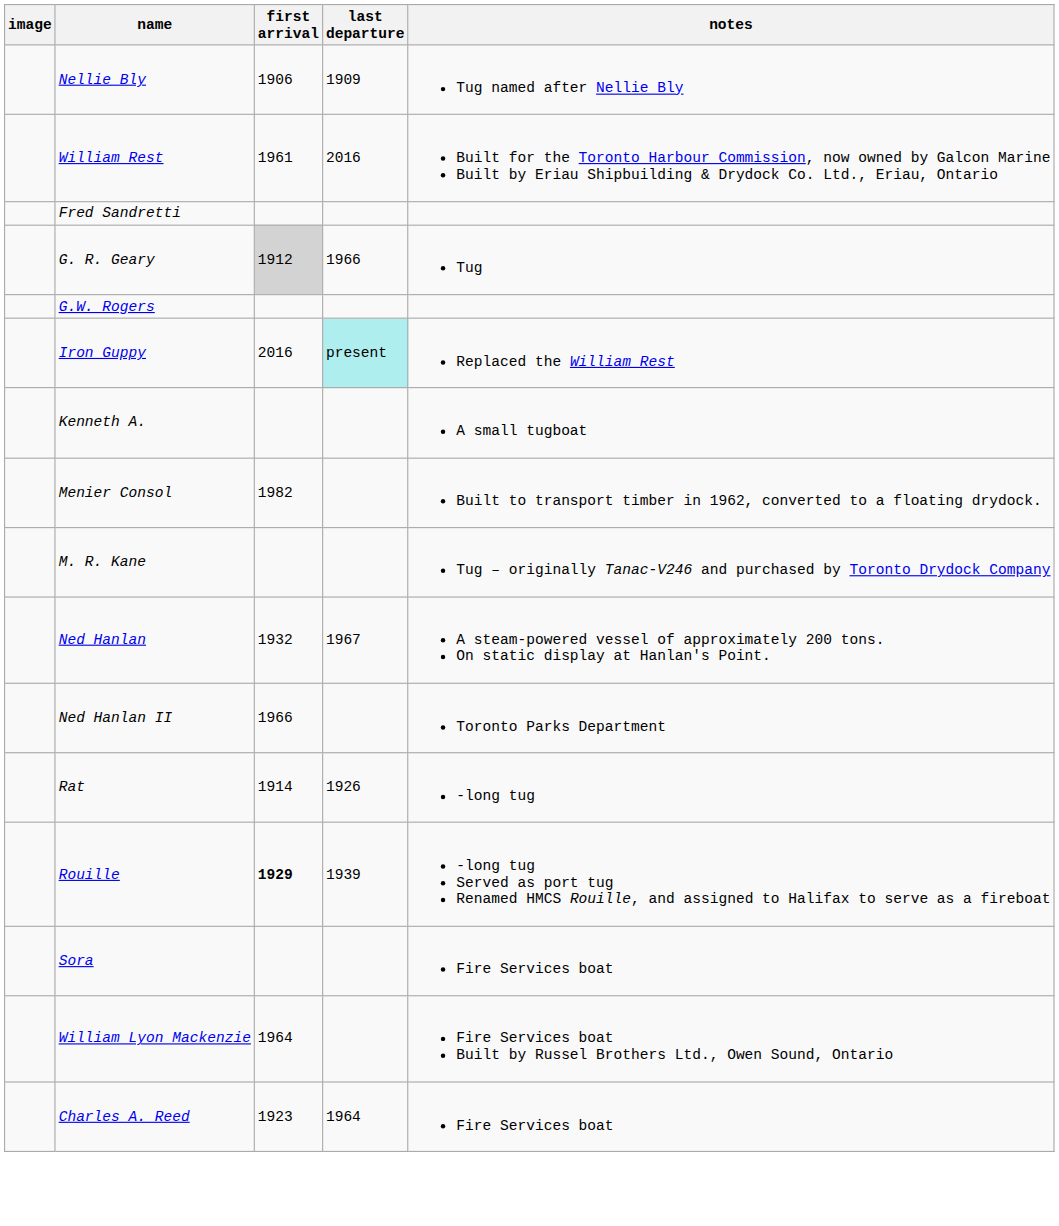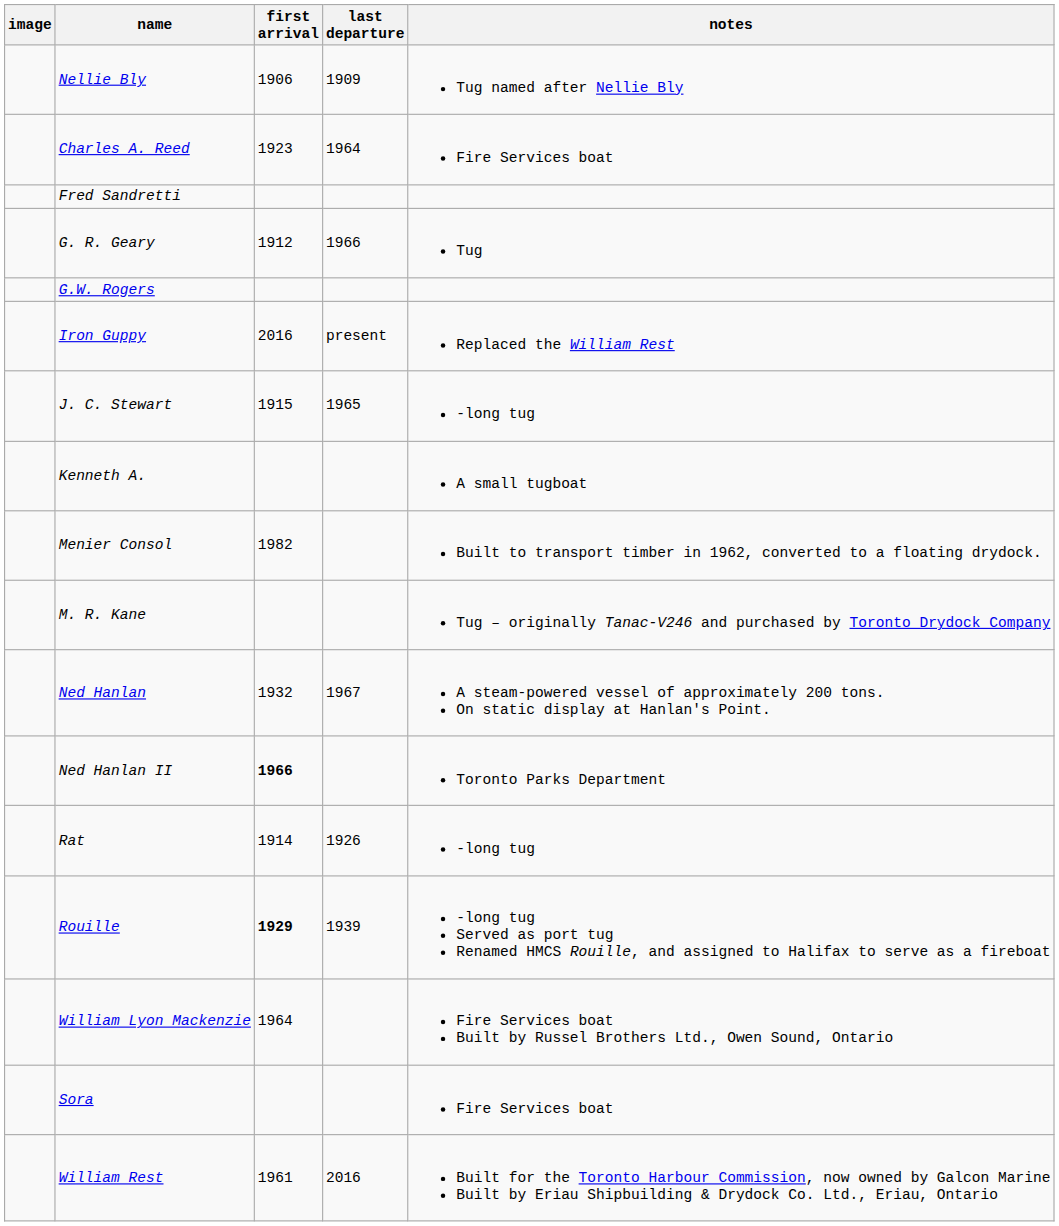rows swapped: (124, 1117) <-> (111, 158)
(275, 260) lightgrey background -> (275, 243) no background
(356, 353) paleturquoise background -> (356, 336) no background
+ row: (115, 406)
(275, 718) normal -> (275, 771) bold
rows swapped: (76, 961) <-> (155, 1039)
